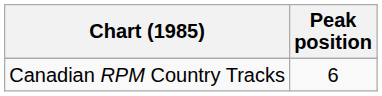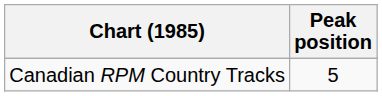(333, 74) 6 -> (333, 74) 5
